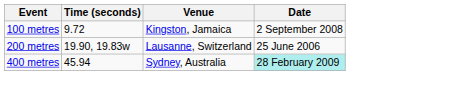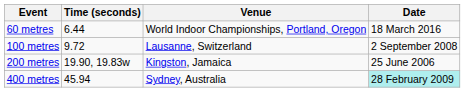+ row: (30, 29)
(188, 29) Kingston, Jamaica -> (199, 46) Lausanne, Switzerland
(199, 46) Lausanne, Switzerland -> (188, 63) Kingston, Jamaica
